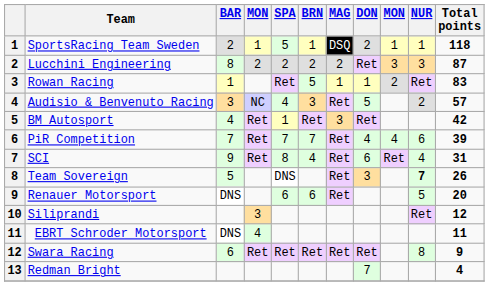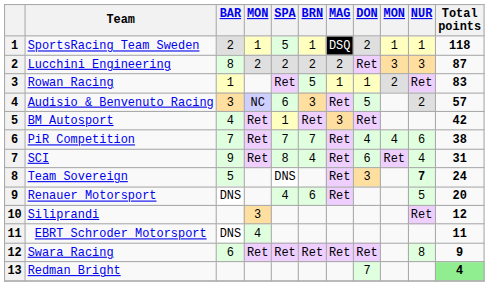(285, 102) 4 -> (285, 102) 6
(460, 140) 39 -> (460, 140) 38
(460, 177) 26 -> (460, 177) 24
(285, 196) 6 -> (285, 196) 4
(460, 271) no background -> (460, 271) lightgreen background
